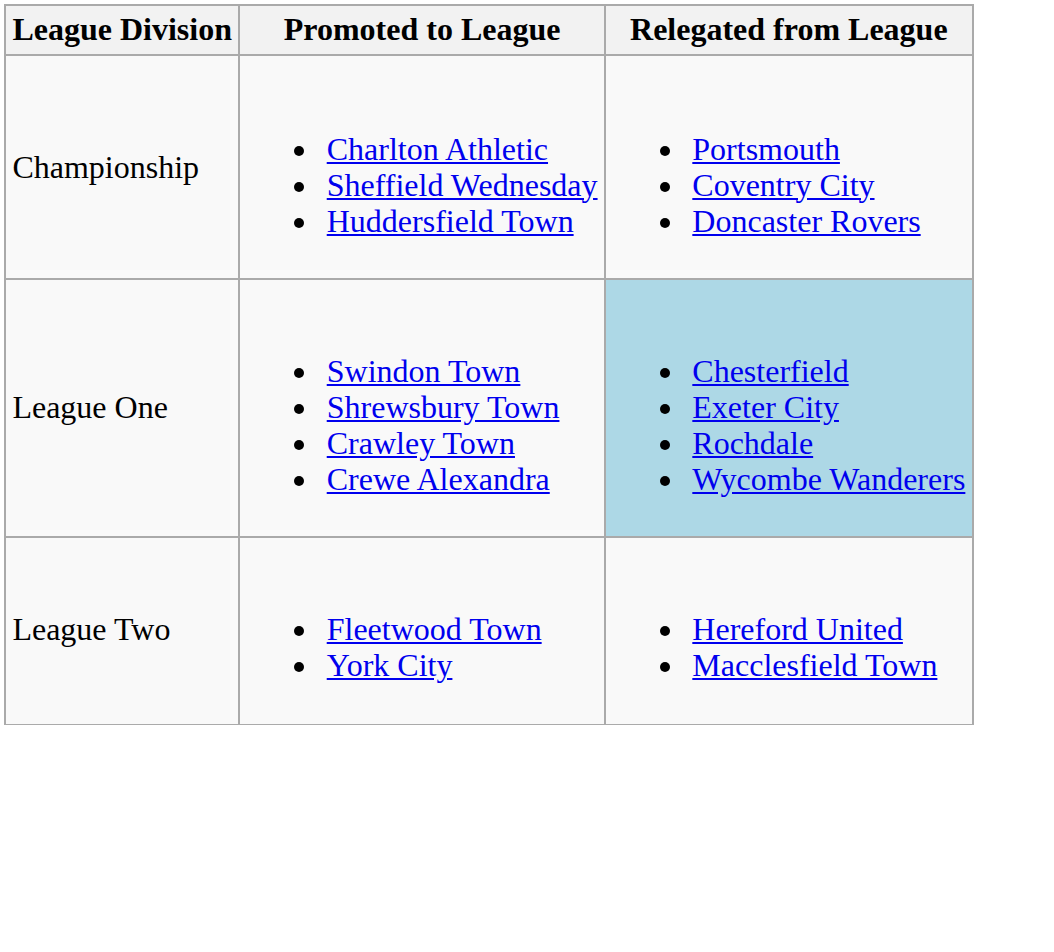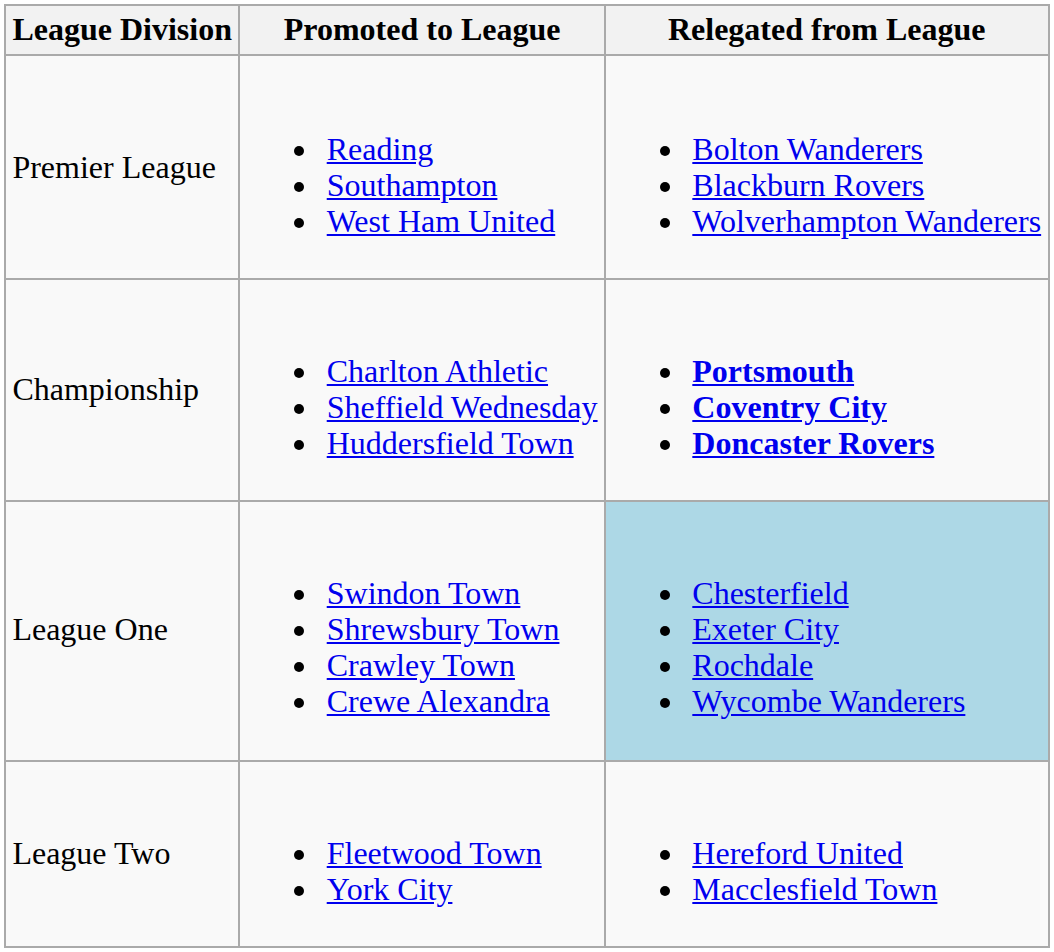+ row: (114, 166)
(789, 185) normal -> (827, 408) bold
